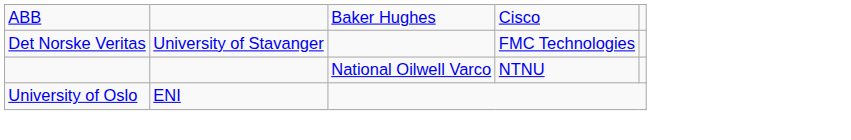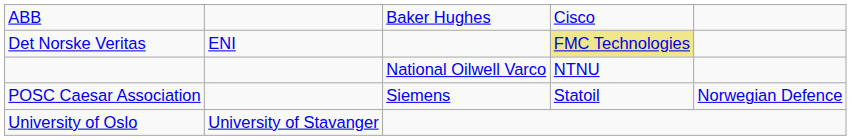(238, 43) University of Stavanger -> (222, 43) ENI
(567, 43) no background -> (622, 43) khaki background
+ row: (104, 95)
(167, 95) ENI -> (293, 122) University of Stavanger
